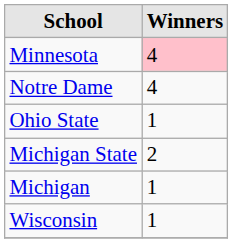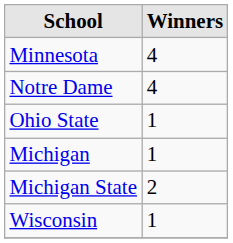(152, 54) pink background -> (152, 54) no background
rows swapped: (50, 187) <-> (73, 154)
